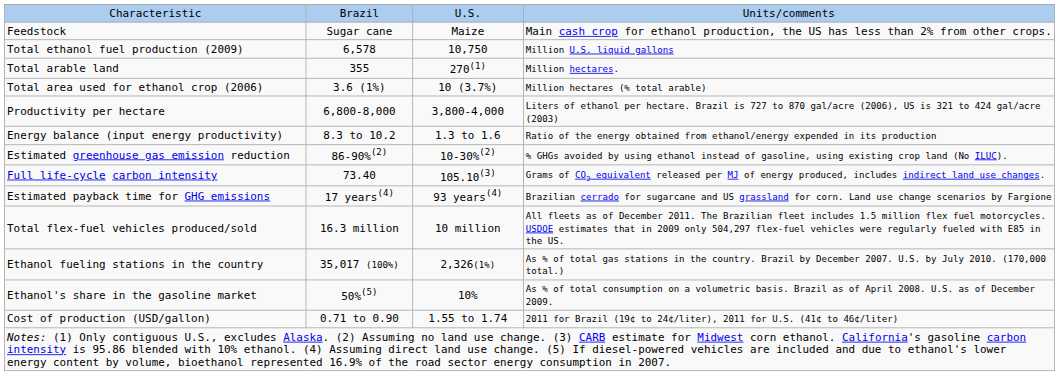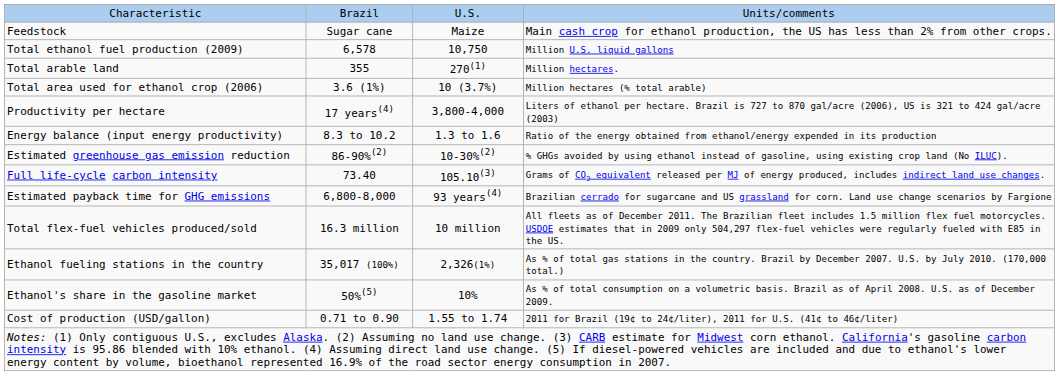(359, 111) 6,800-8,000 -> (359, 111) 17 years(4)
(359, 196) 17 years(4) -> (359, 196) 6,800-8,000
